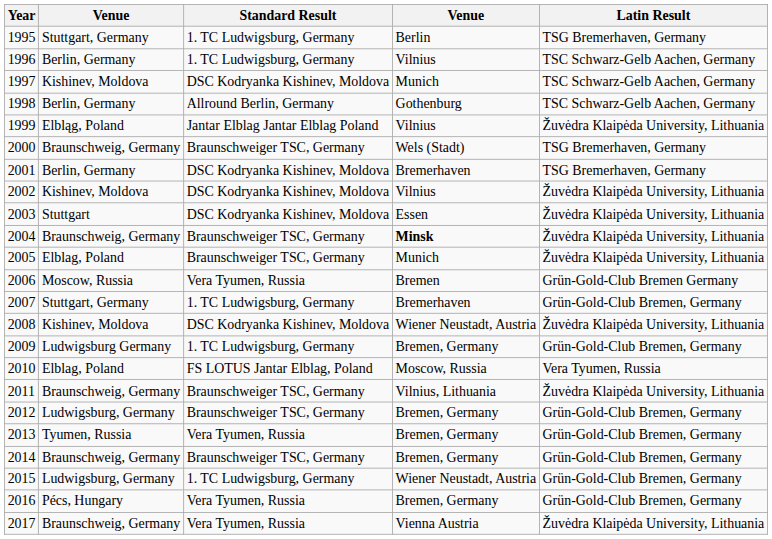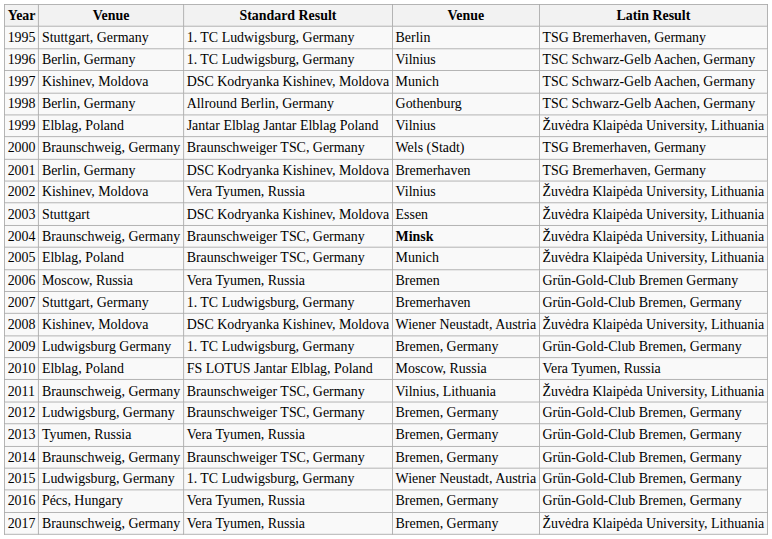(83, 125) Elbląg, Poland -> (83, 125) Elblag, Poland
(288, 192) DSC Kodryanka Kishinev, Moldova -> (246, 192) Vera Tyumen, Russia
(437, 523) Vienna Austria -> (447, 523) Bremen, Germany
